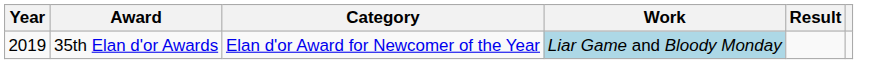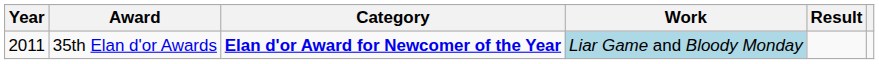(27, 44) 2019 -> (27, 44) 2011
(383, 44) normal -> (393, 44) bold
